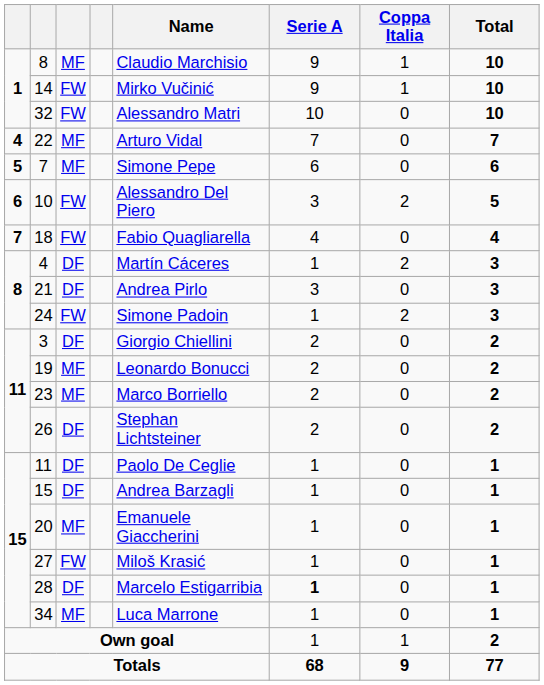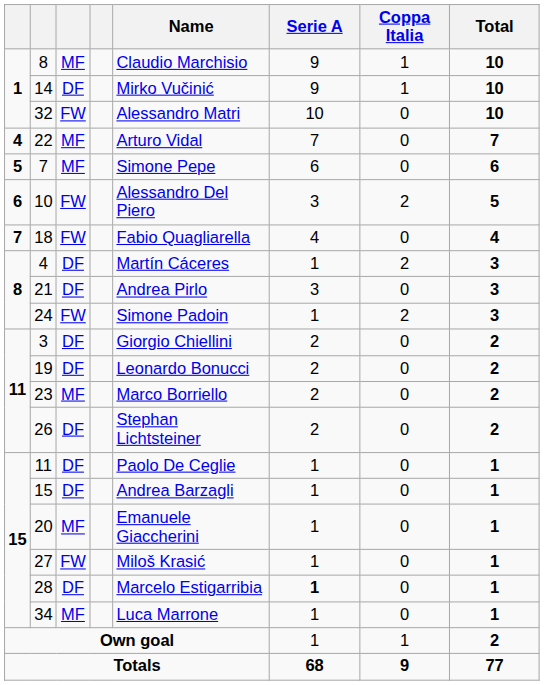(73, 88) FW -> (73, 88) DF
(73, 368) MF -> (73, 368) DF
